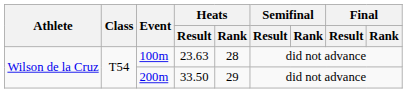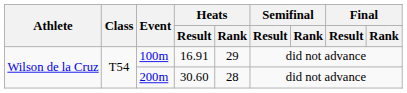(194, 57) 23.63 -> (194, 57) 16.91
(232, 57) 28 -> (232, 57) 29
(194, 78) 33.50 -> (194, 78) 30.60
(232, 78) 29 -> (232, 78) 28
